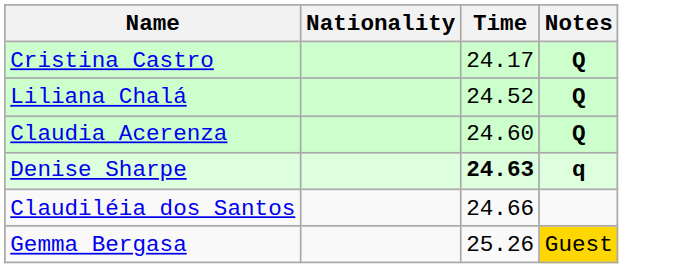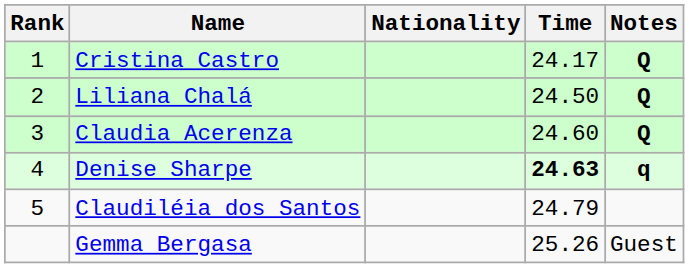+ column: (37, 23)
(500, 97) 24.52 -> (565, 97) 24.50
(500, 208) 24.66 -> (565, 208) 24.79
(579, 245) gold background -> (644, 245) no background
